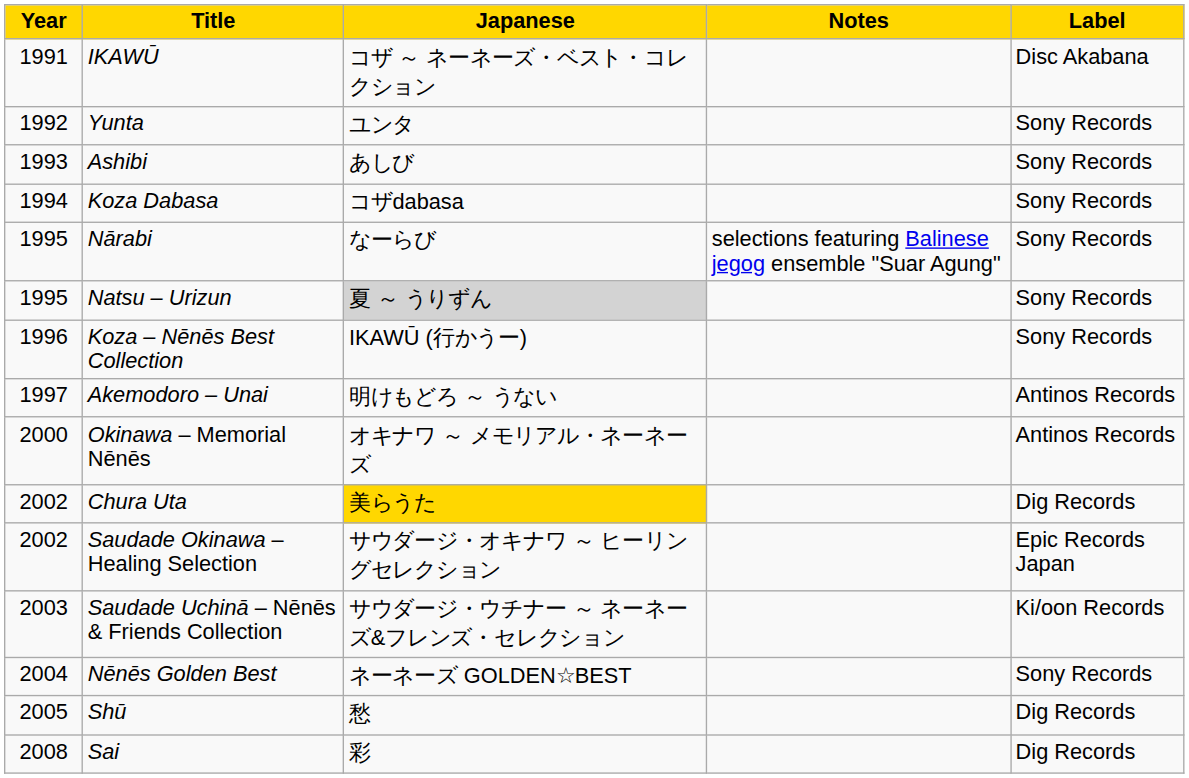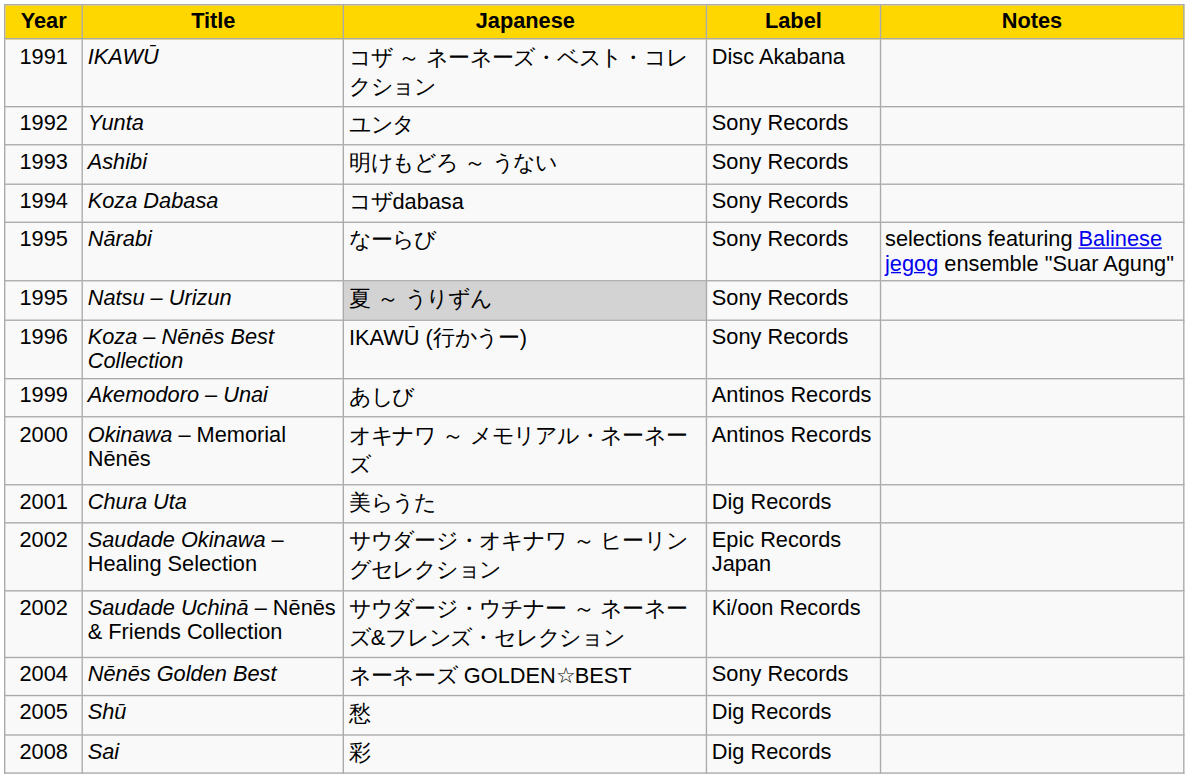columns swapped: (1097, 21) <-> (859, 21)
(382, 163) あしび -> (453, 163) 明けもどろ ～ うない
(44, 395) 1997 -> (44, 395) 1999
(453, 397) 明けもどろ ～ うない -> (382, 397) あしび
(44, 501) 2002 -> (44, 501) 2001
(392, 502) gold background -> (392, 502) no background
(44, 607) 2003 -> (44, 607) 2002
